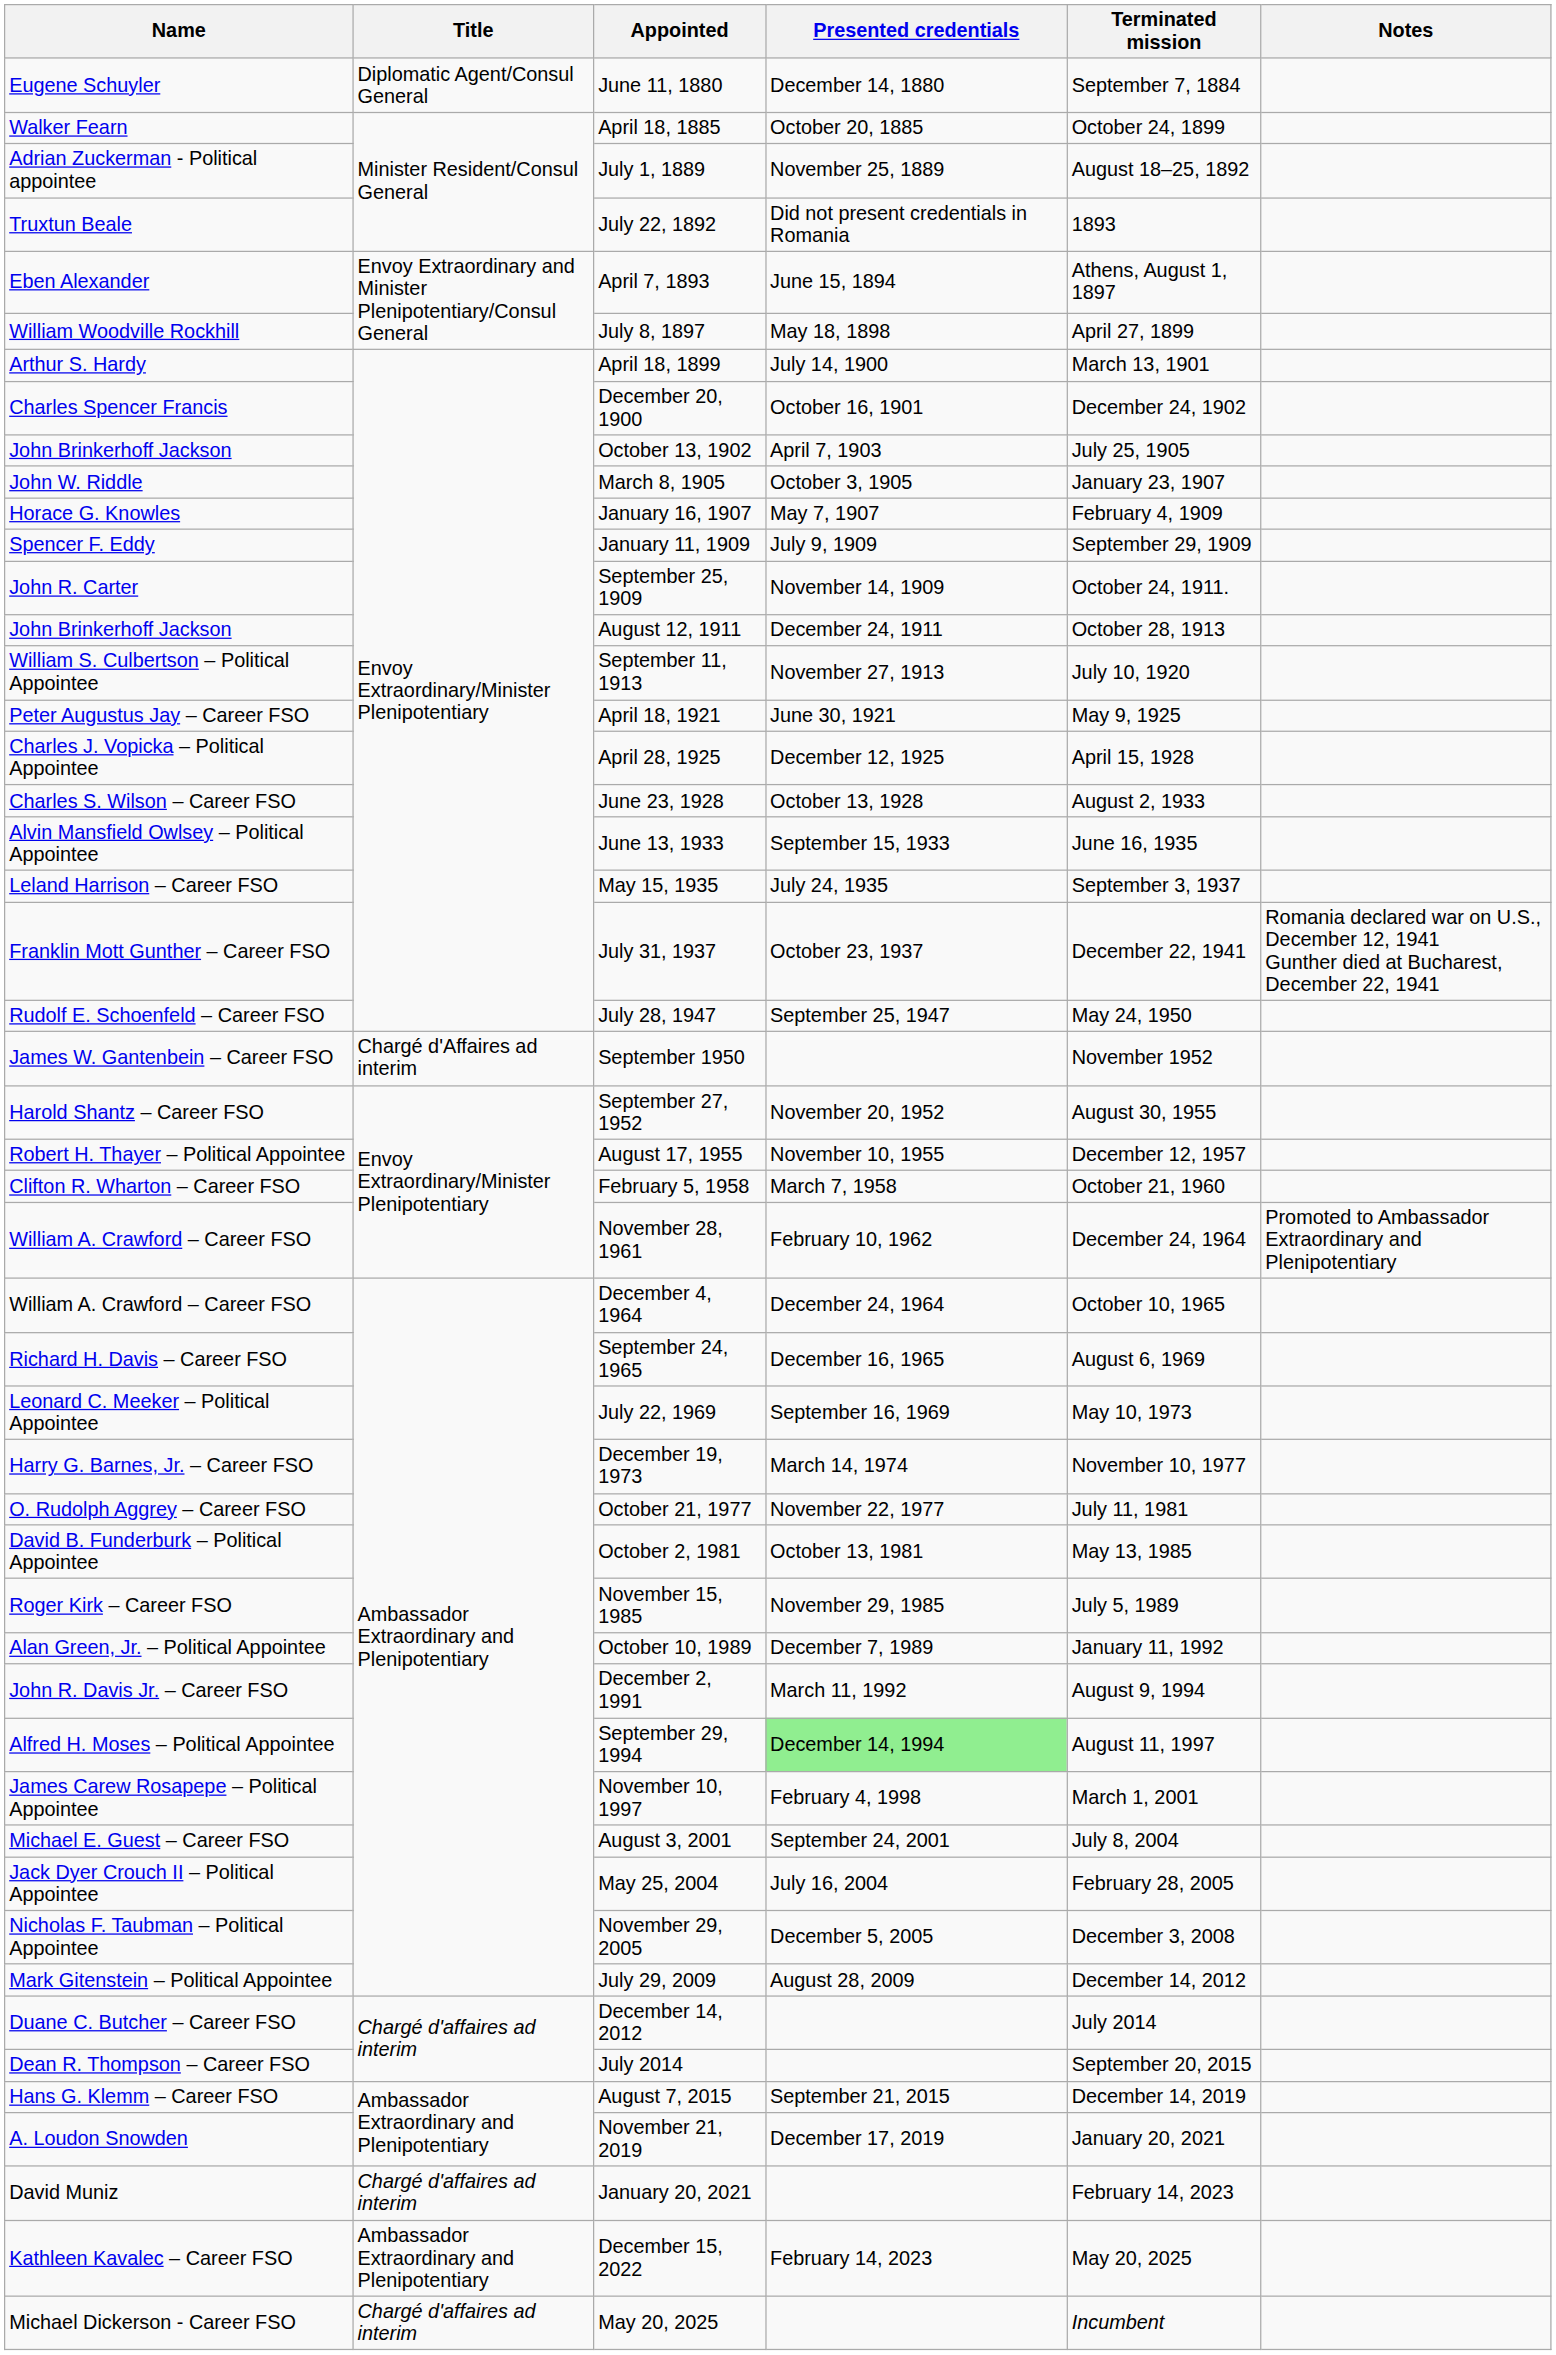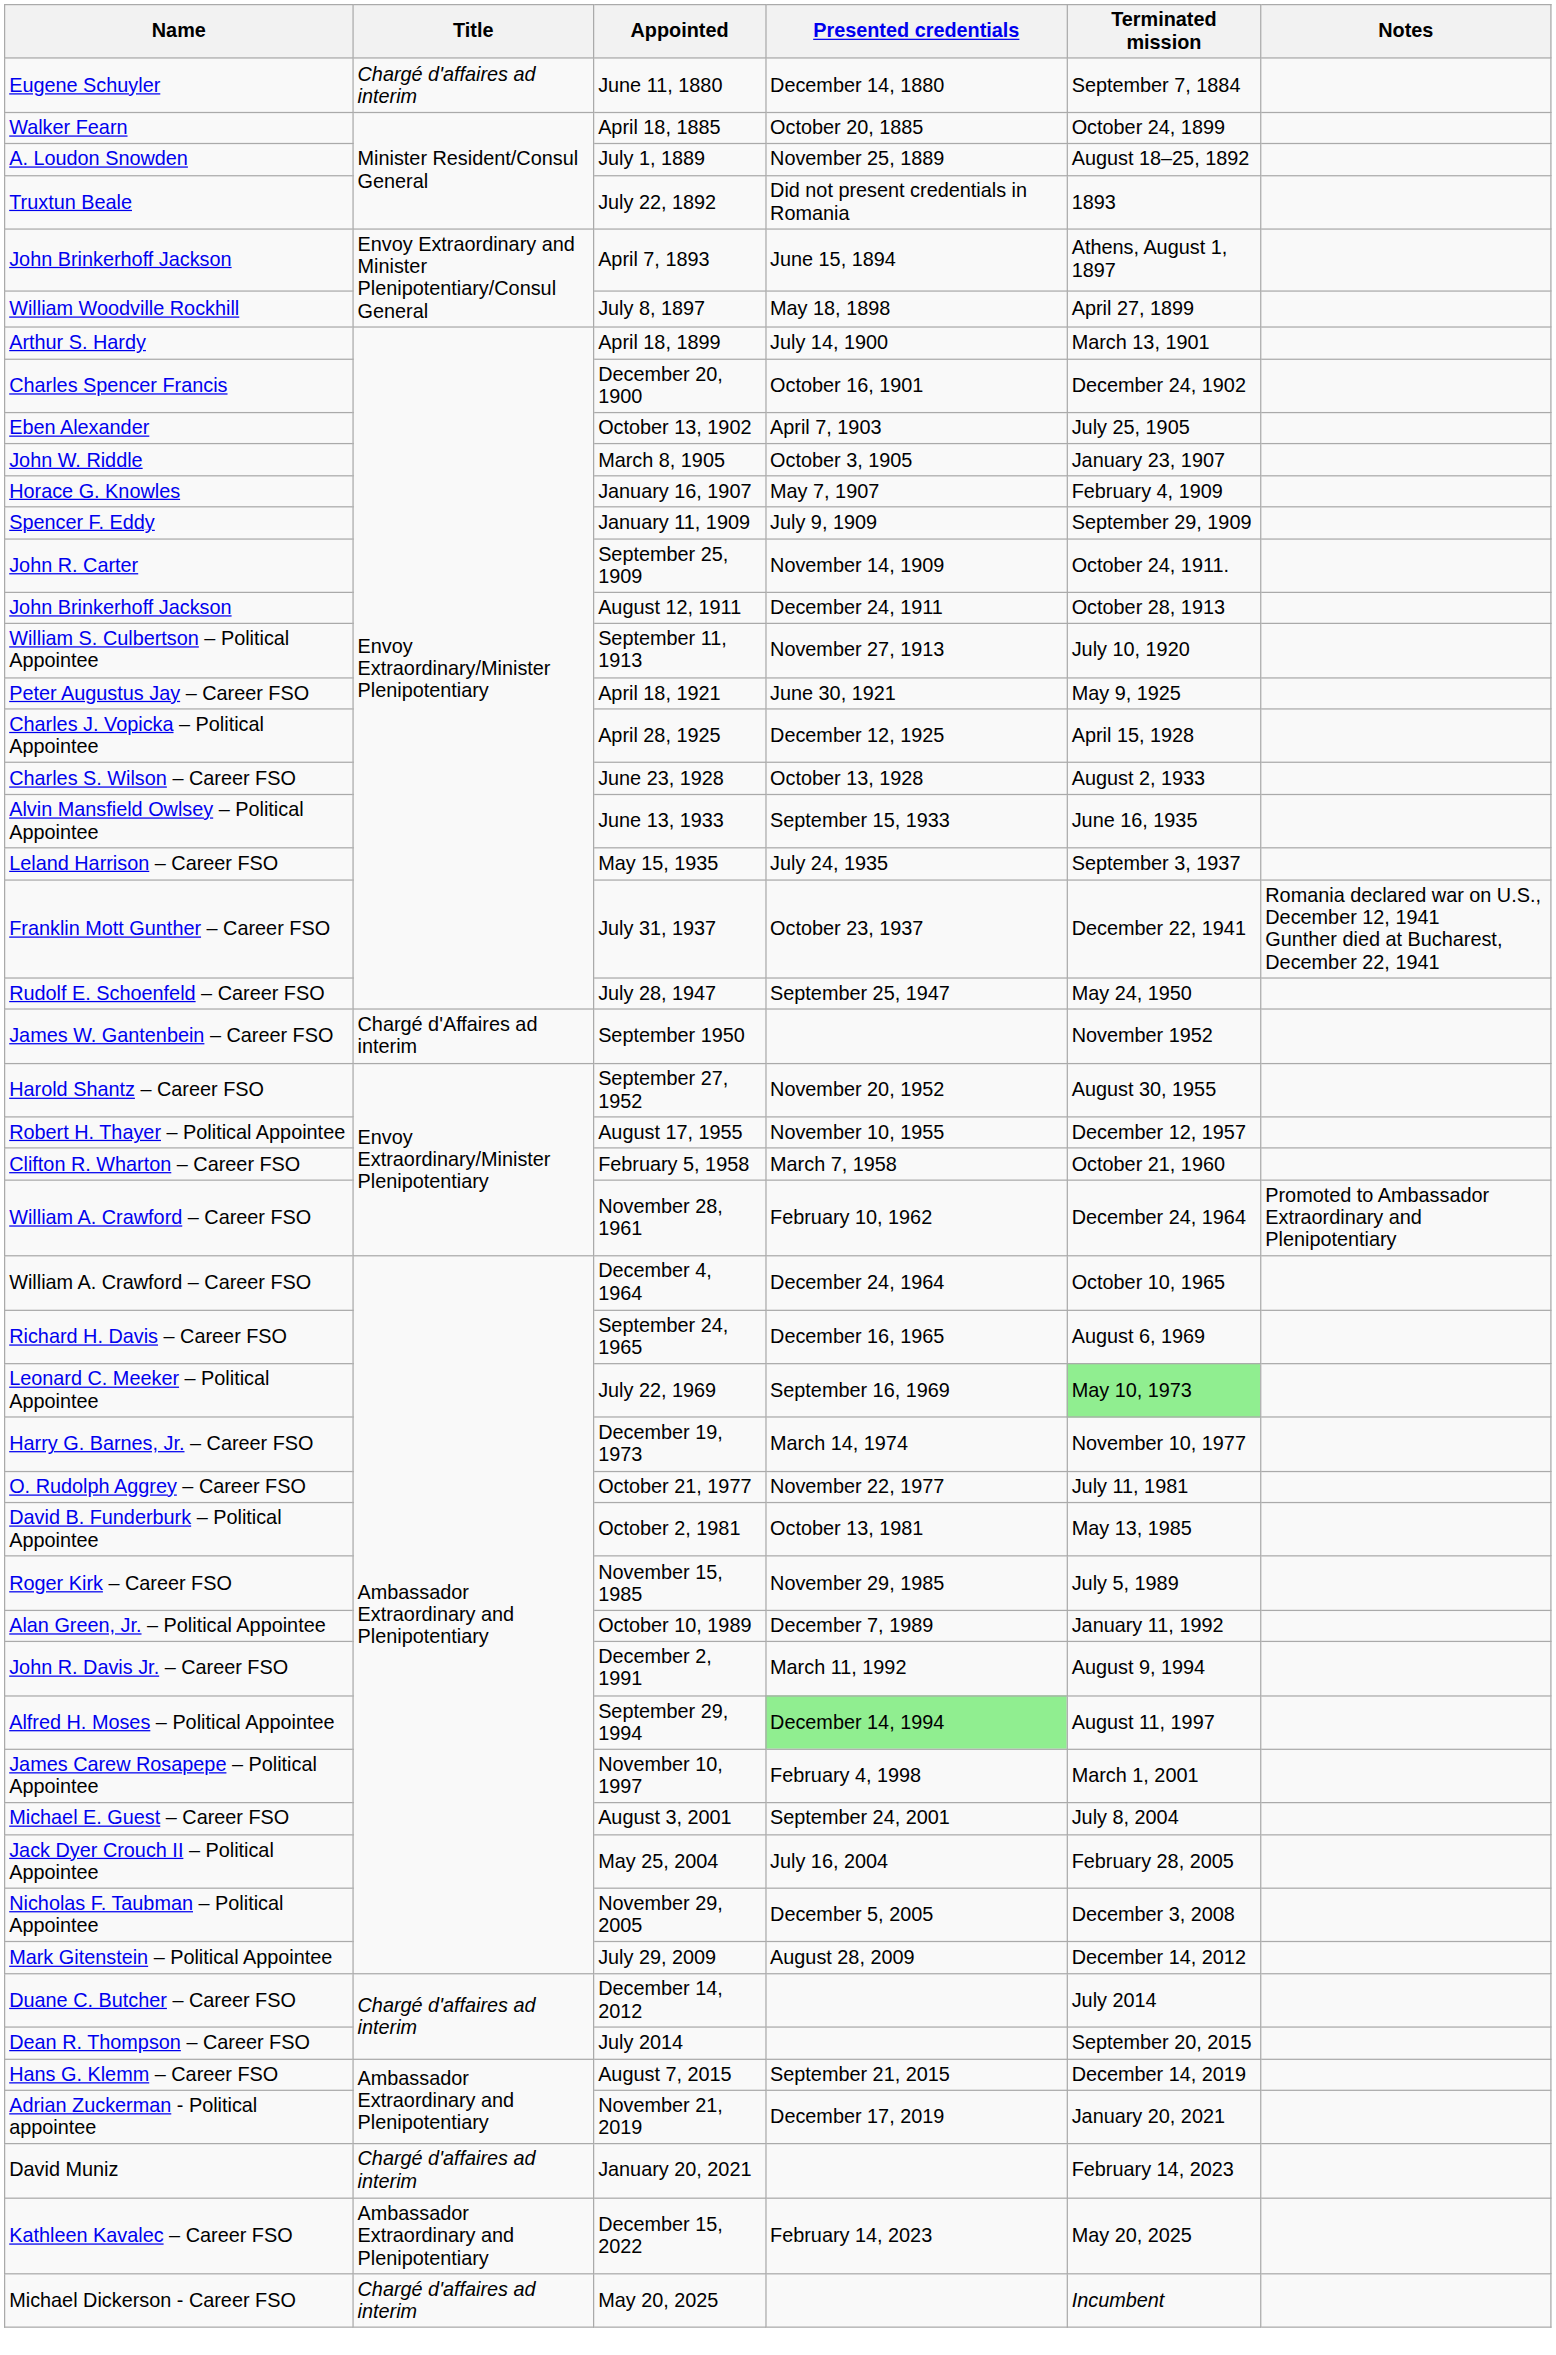(466, 85) Diplomatic Agent/Consul General -> (447, 85) Chargé d'affaires ad interim
(133, 170) Adrian Zuckerman - Political appointee -> (99, 159) A. Loudon Snowden
(79, 282) Eben Alexander -> (120, 259) John Brinkerhoff Jackson
(120, 450) John Brinkerhoff Jackson -> (79, 428) Eben Alexander
(1132, 1412) no background -> (1132, 1390) lightgreen background
(99, 2139) A. Loudon Snowden -> (133, 2116) Adrian Zuckerman - Political appointee
